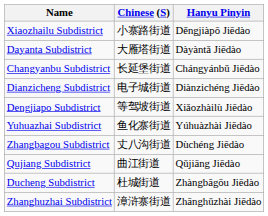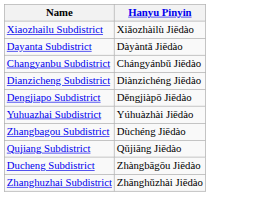- column: (144, 13)
(213, 31) Děngjiàpō Jiēdào -> (155, 30) Xiǎozhàilù Jiēdào
(214, 107) Xiǎozhàilù Jiēdào -> (154, 98) Děngjiàpō Jiēdào
